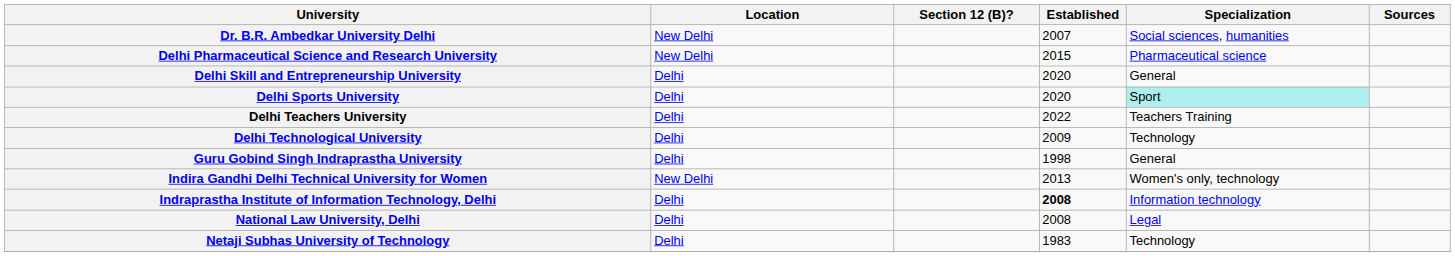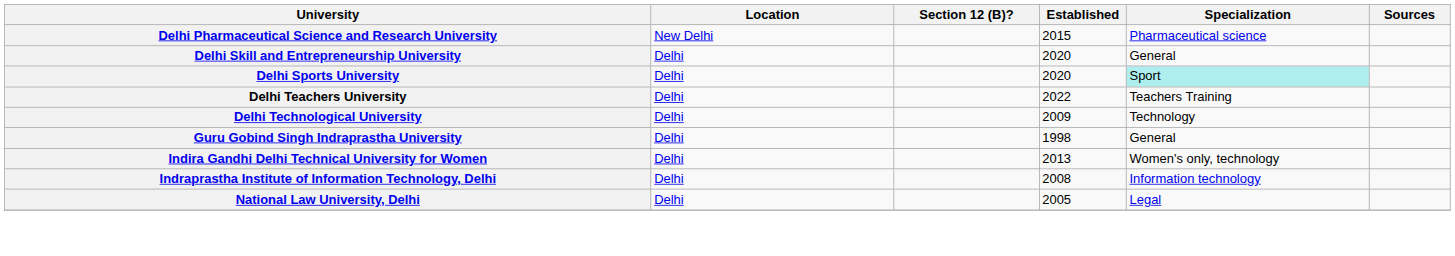- row: (328, 35)
(684, 179) New Delhi -> (669, 158) Delhi
(1057, 199) bold -> (1057, 179) normal
(1057, 220) 2008 -> (1057, 199) 2005
- row: (328, 240)
